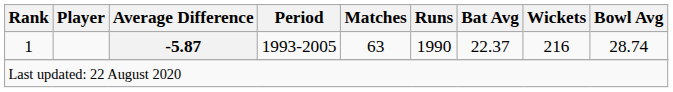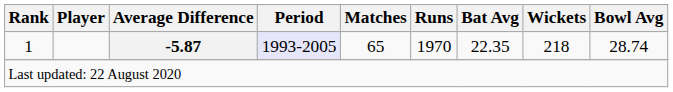(299, 45) no background -> (299, 45) lavender background
(376, 45) 63 -> (376, 45) 65
(434, 45) 1990 -> (434, 45) 1970
(490, 45) 22.37 -> (490, 45) 22.35
(557, 45) 216 -> (557, 45) 218
